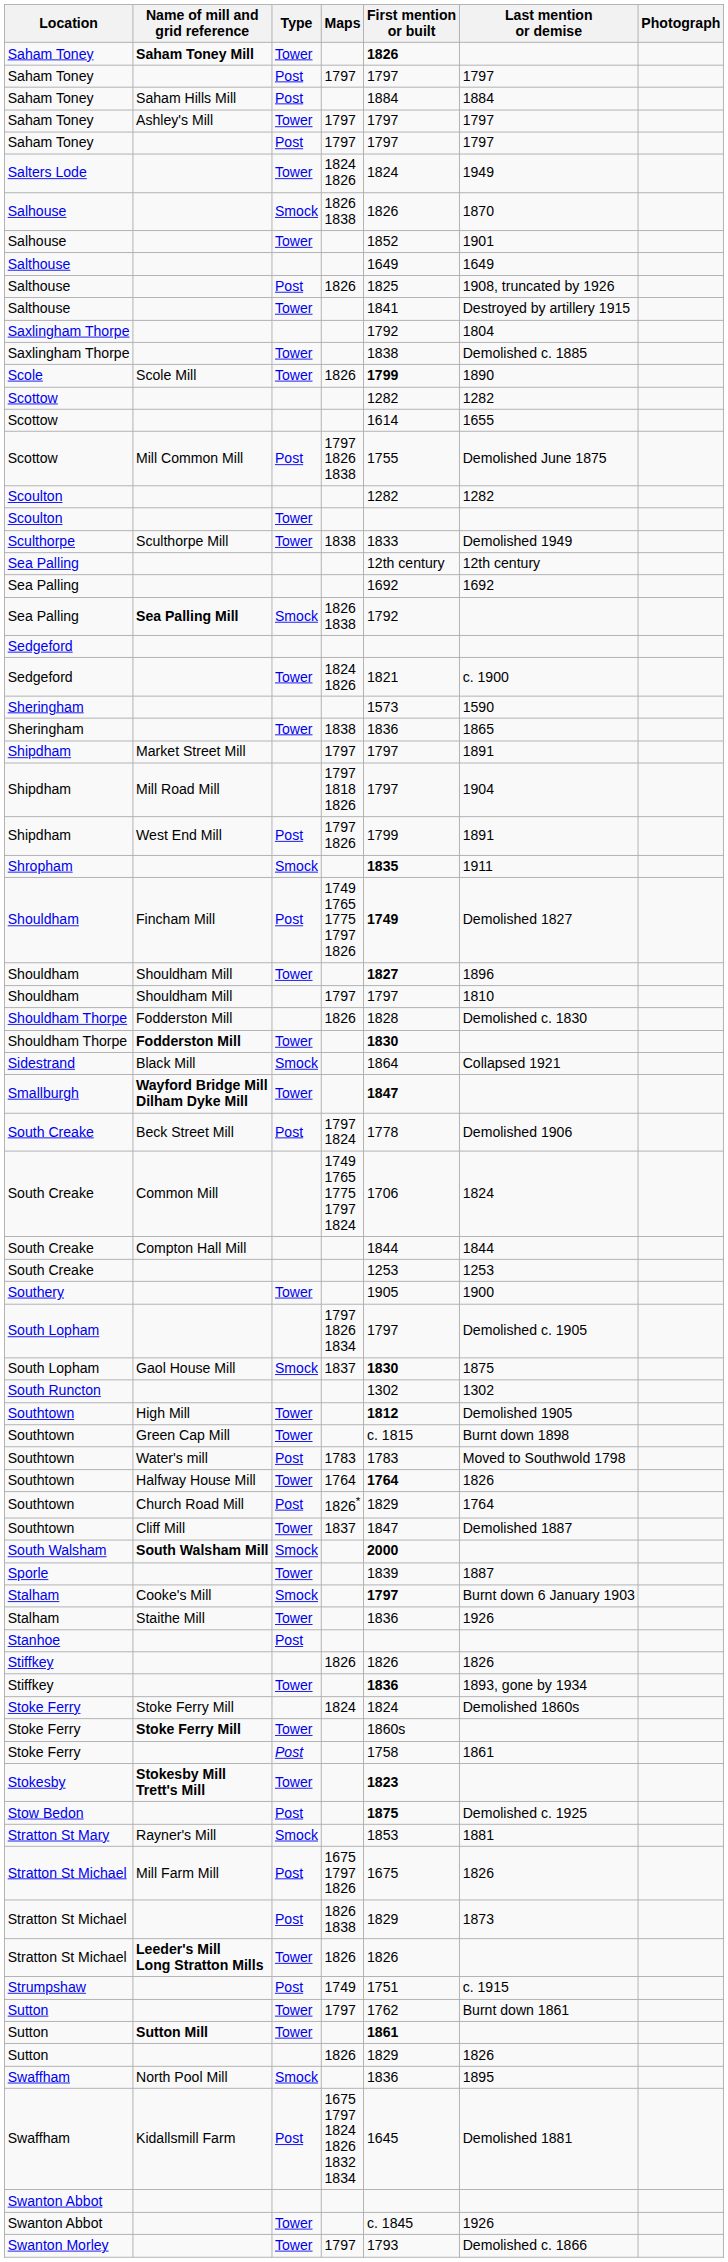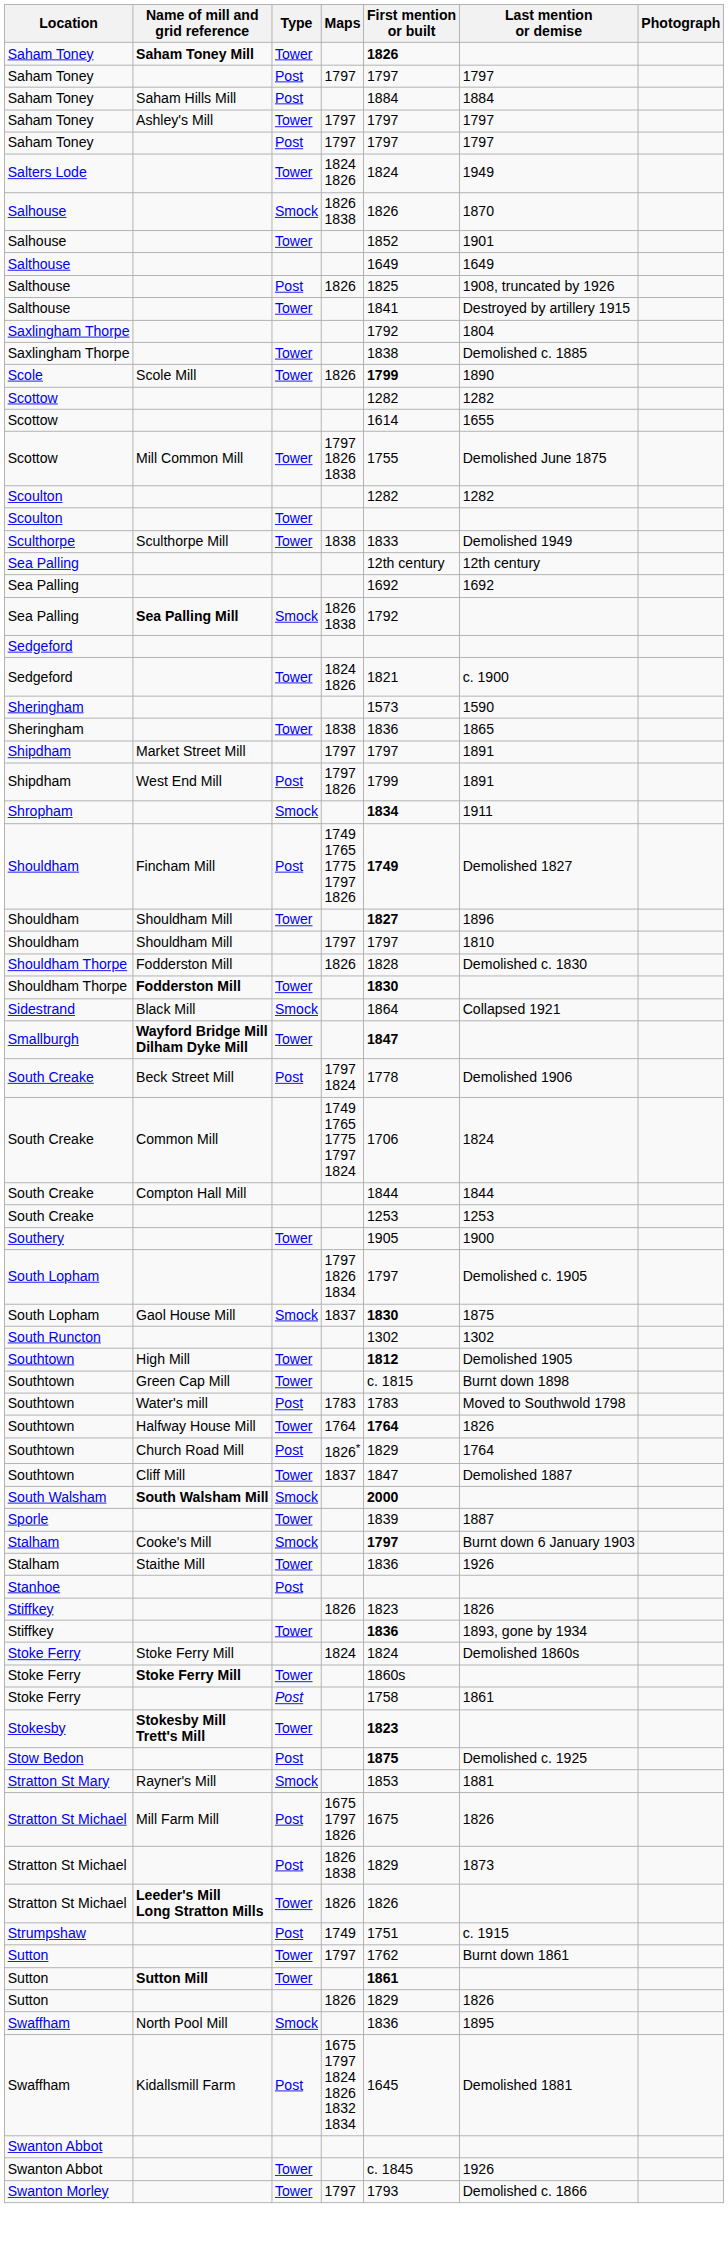(289, 458) Post -> (294, 458) Tower
- row: (39, 789)
(383, 866) 1835 -> (383, 812) 1834
(383, 1663) 1826 -> (383, 1609) 1823
